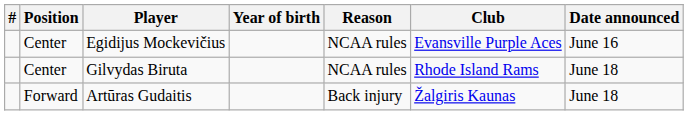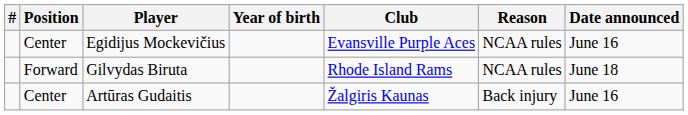columns swapped: (488, 17) <-> (367, 17)
(45, 69) Center -> (51, 69) Forward
(51, 95) Forward -> (45, 95) Center
(594, 95) June 18 -> (594, 95) June 16
